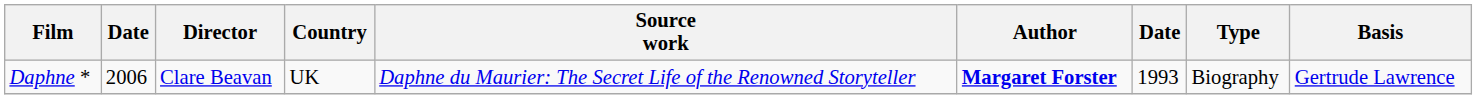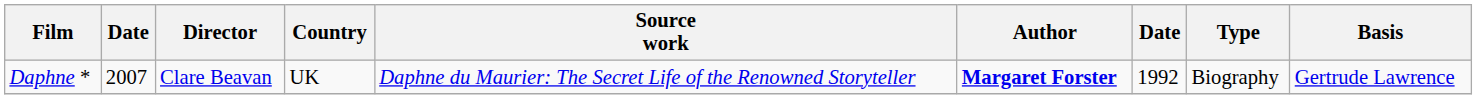(126, 76) 2006 -> (126, 76) 2007
(1158, 76) 1993 -> (1158, 76) 1992
